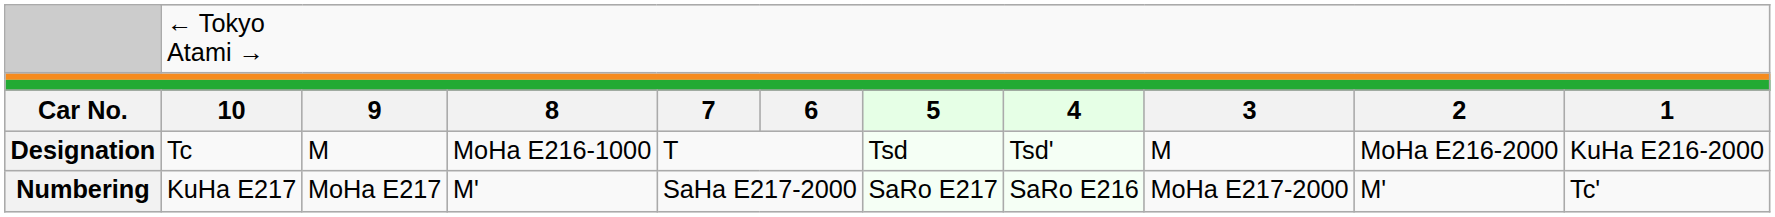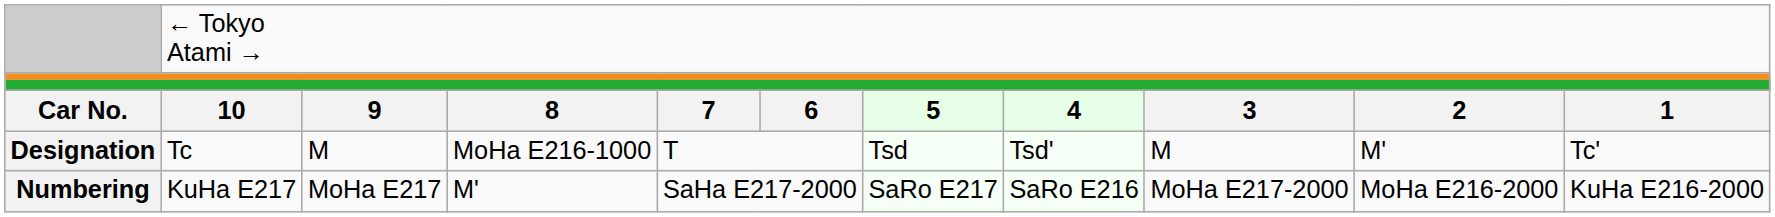(1459, 150) MoHa E216-2000 -> (1373, 150) M'
(1667, 150) KuHa E216-2000 -> (1585, 150) Tc'
(1373, 190) M' -> (1459, 190) MoHa E216-2000
(1585, 190) Tc' -> (1667, 190) KuHa E216-2000
